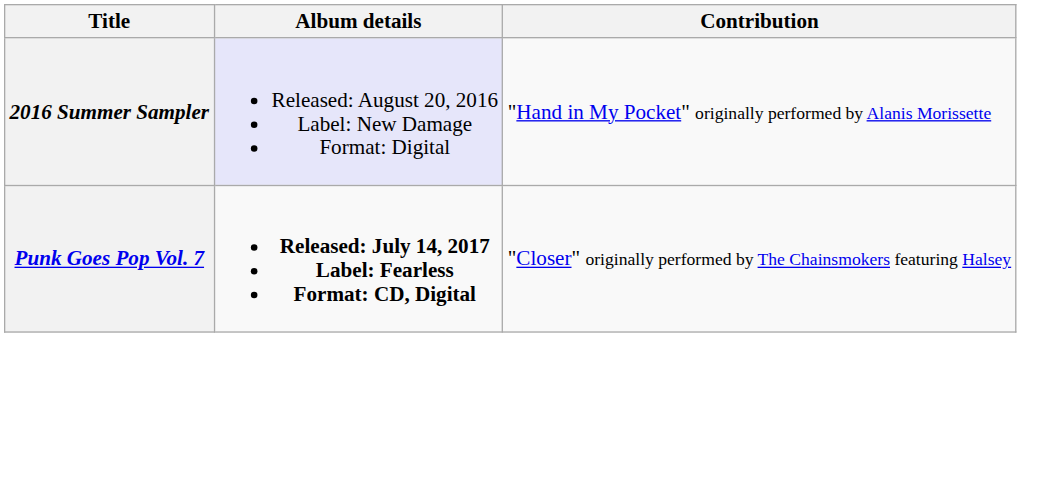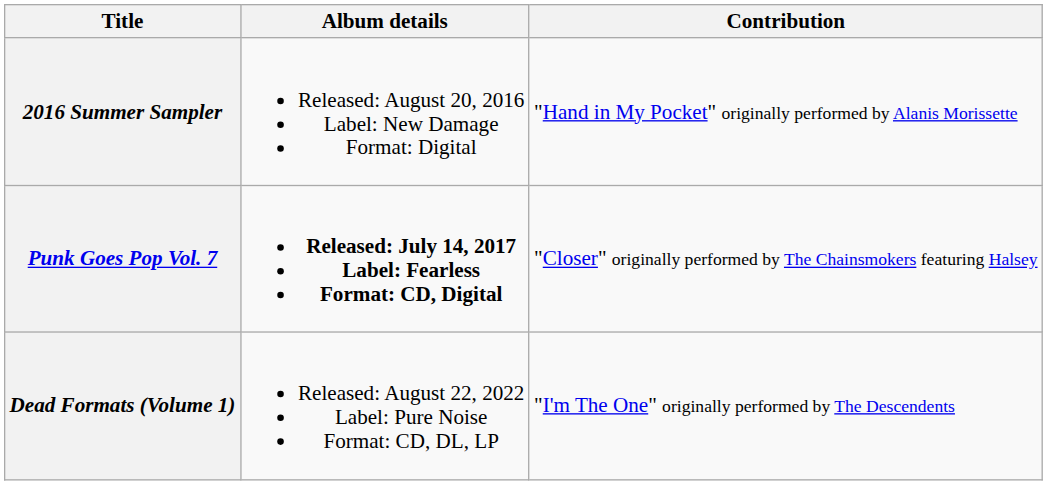(358, 124) lavender background -> (385, 124) no background
+ row: (122, 405)
